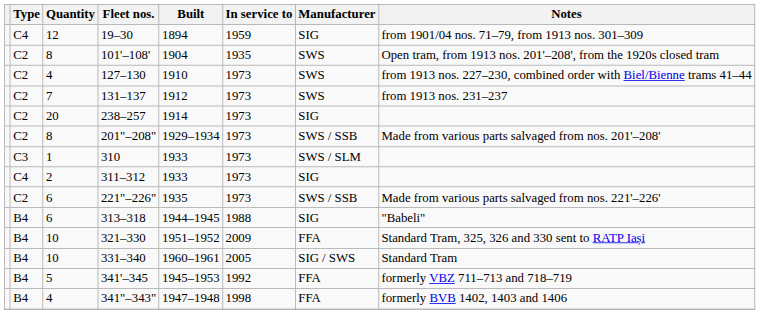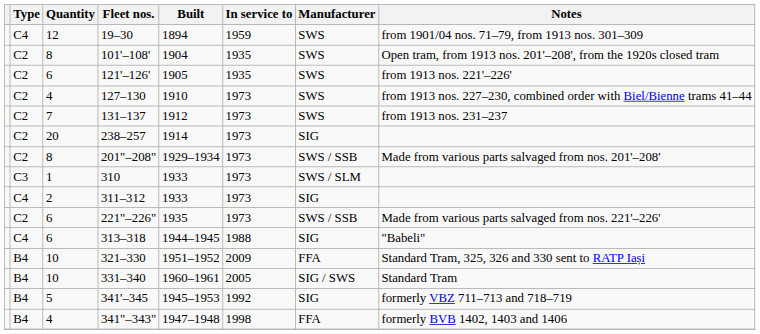(309, 34) SIG -> (311, 34) SWS
+ row: (126, 75)
(21, 217) B4 -> (21, 237) C4
(310, 278) FFA -> (309, 298) SIG
